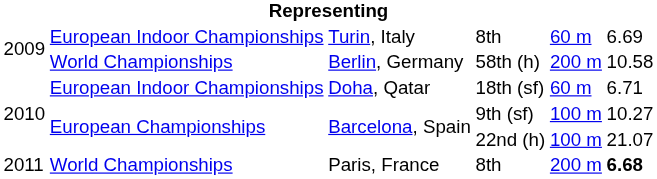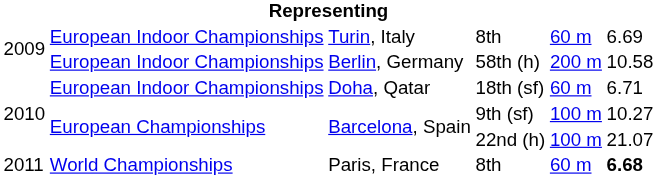(141, 62) World Championships -> (187, 62) European Indoor Championships
(576, 165) 200 m -> (571, 165) 60 m
